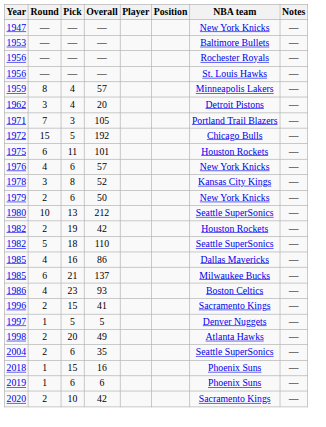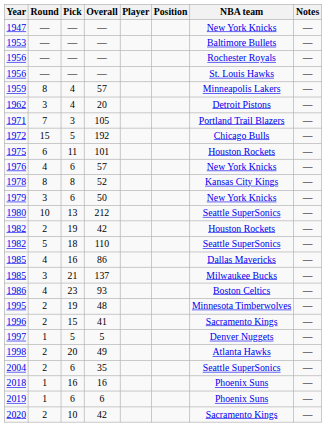(45, 182) 3 -> (45, 182) 8
(45, 197) 2 -> (45, 197) 3
(45, 275) 6 -> (45, 275) 3
+ row: (16, 306)
(73, 368) 15 -> (73, 383) 16
